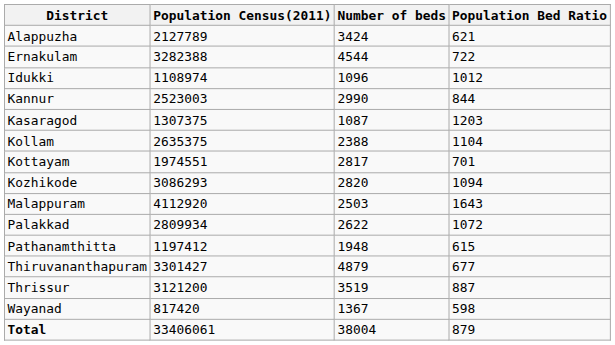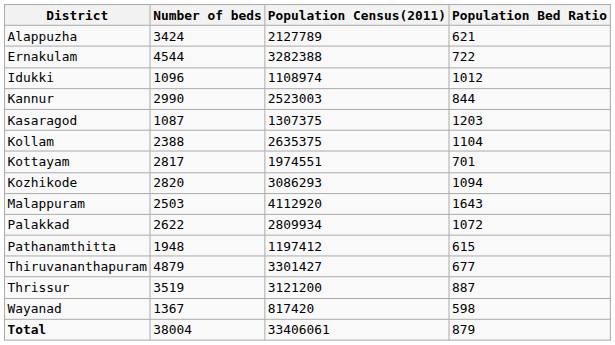columns swapped: (242, 15) <-> (392, 15)
